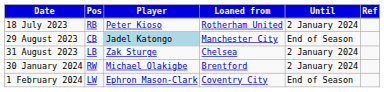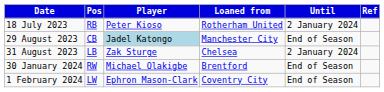(323, 66) 2 January 2024 -> (320, 66) End of Season
